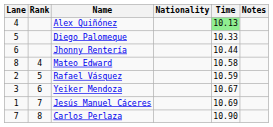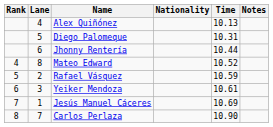columns swapped: (40, 11) <-> (16, 11)
(226, 24) lightgreen background -> (226, 24) no background
(226, 38) 10.33 -> (226, 38) 10.31
(226, 64) 10.58 -> (226, 64) 10.52
(226, 90) 10.67 -> (226, 90) 10.61
